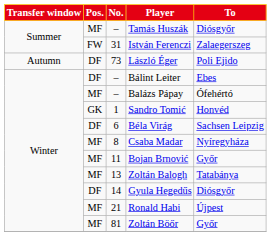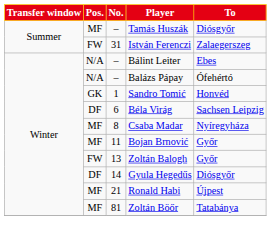- row: (153, 61)
(95, 77) DF -> (95, 61) N/A
(95, 93) MF -> (95, 77) N/A
(95, 175) MF -> (95, 158) FW
(217, 175) Tatabánya -> (207, 158) Győr
(207, 223) Győr -> (217, 207) Tatabánya
